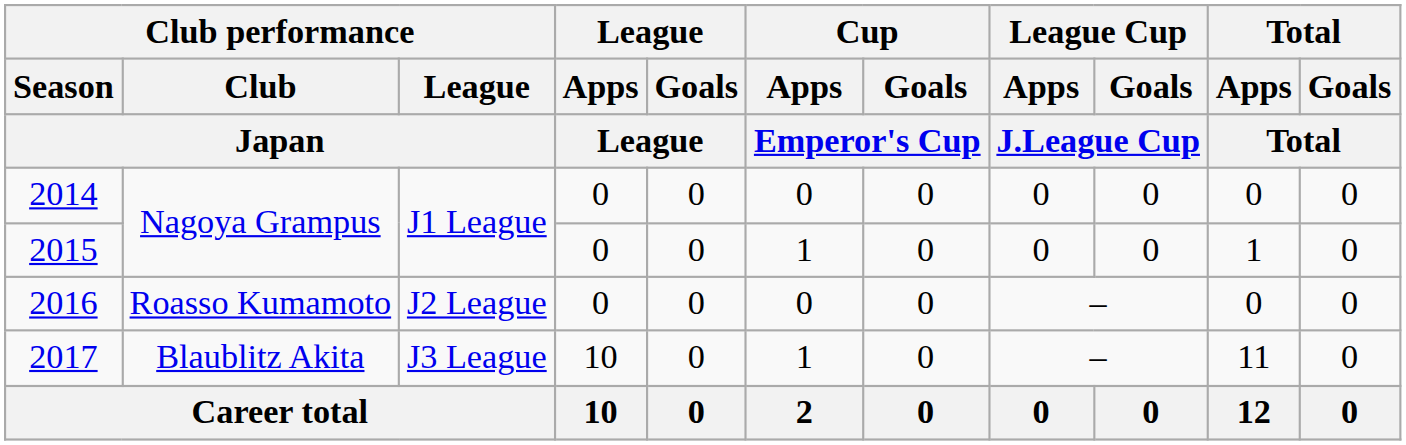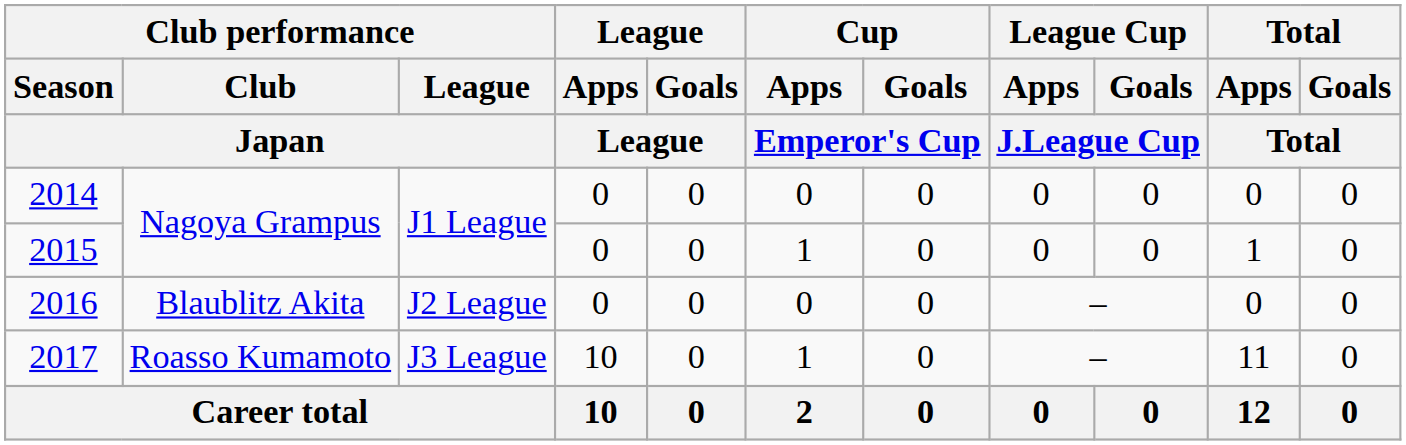(260, 303) Roasso Kumamoto -> (260, 303) Blaublitz Akita
(260, 357) Blaublitz Akita -> (260, 357) Roasso Kumamoto
